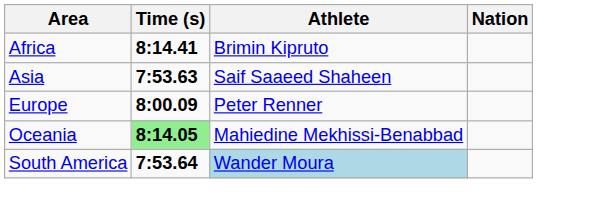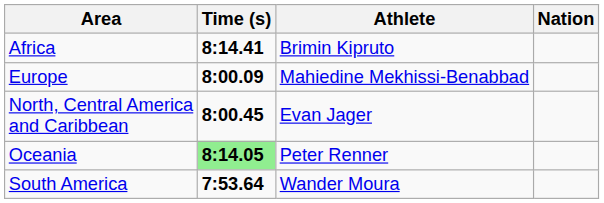- row: (27, 76)
(268, 105) Peter Renner -> (404, 76) Mahiedine Mekhissi-Benabbad
+ row: (101, 116)
(339, 134) Mahiedine Mekhissi-Benabbad -> (334, 155) Peter Renner
(274, 163) lightblue background -> (340, 184) no background
